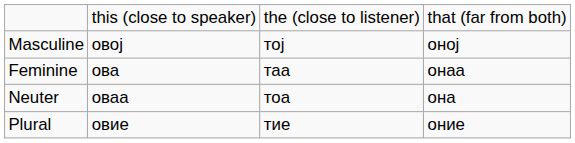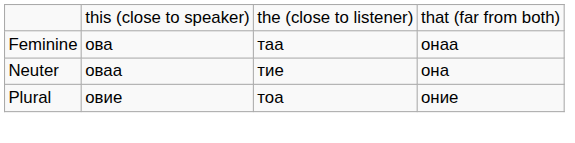- row: (46, 44)
(277, 97) тоа -> (271, 71) тие
(277, 124) тие -> (270, 97) тоа
